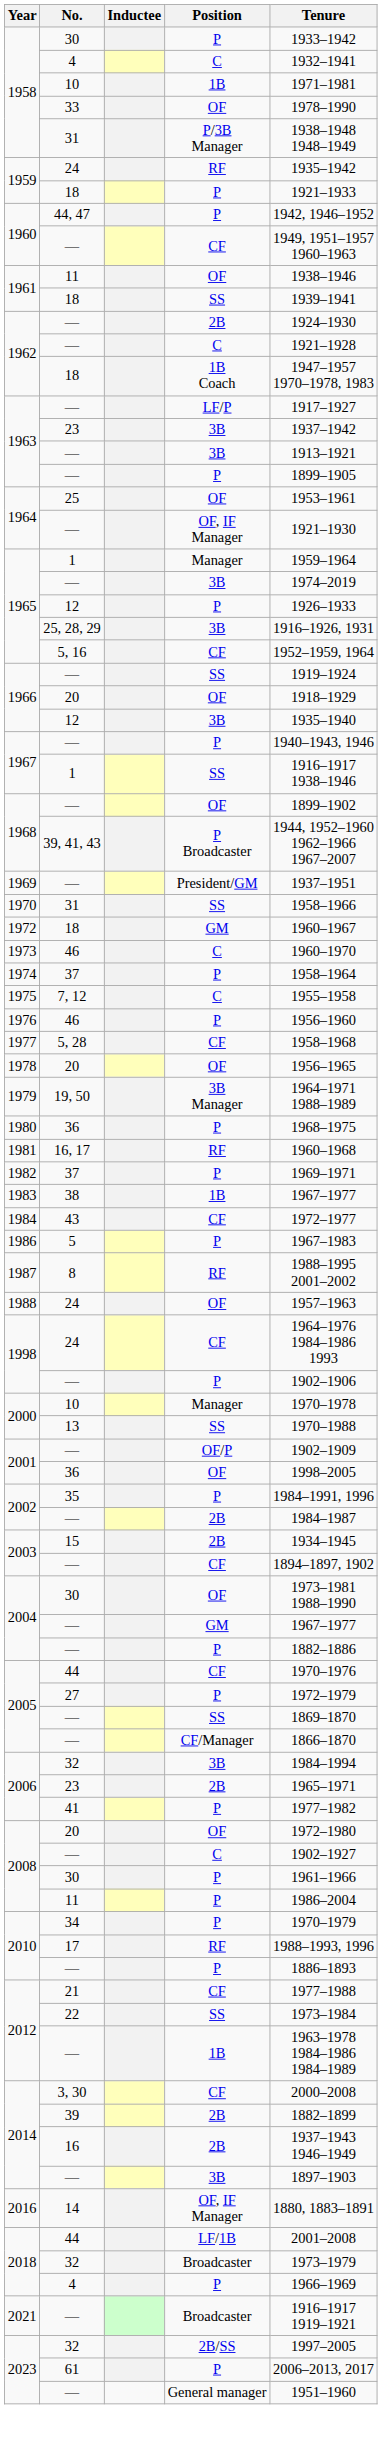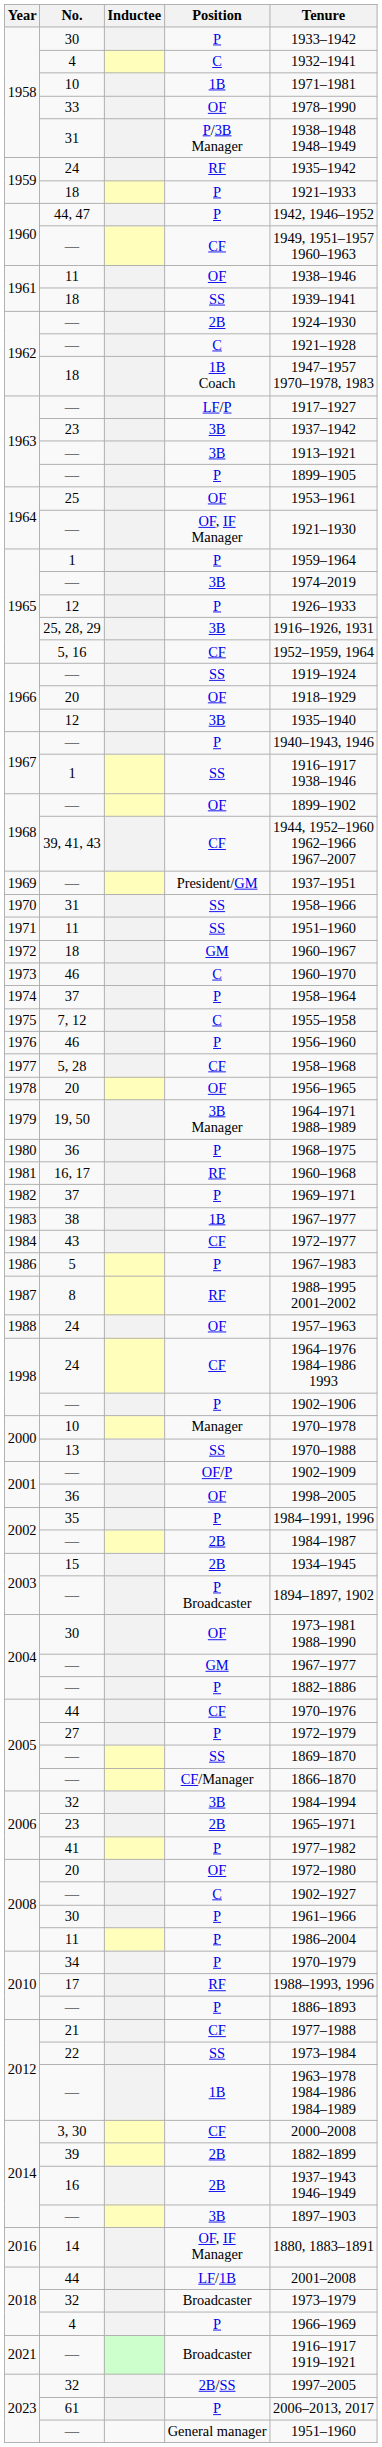(217, 560) Manager -> (217, 560) P
(217, 843) P Broadcaster -> (217, 843) CF
+ row: (22, 928)
(217, 1564) CF -> (217, 1595) P Broadcaster
